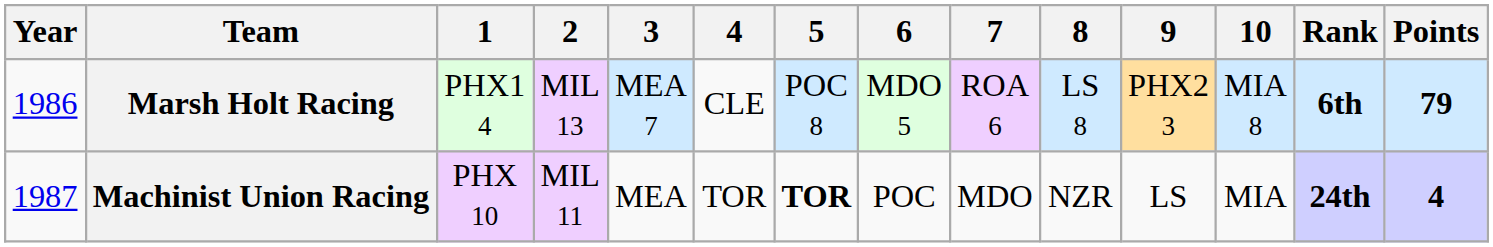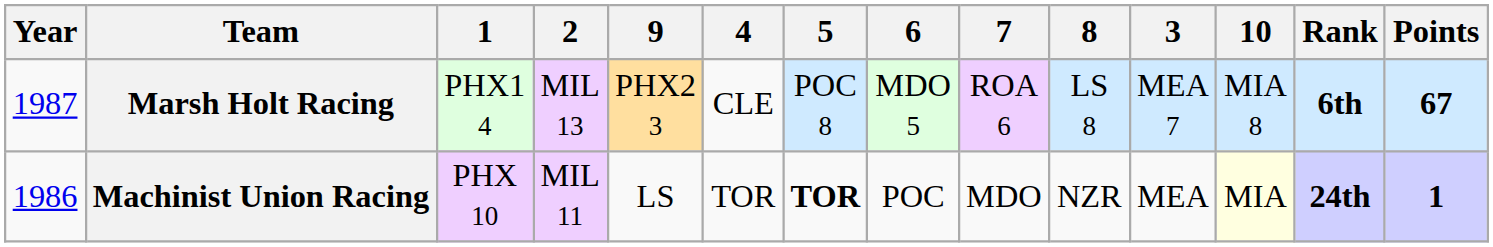columns swapped: (651, 31) <-> (1168, 31)
(45, 104) 1986 -> (45, 104) 1987
(1436, 104) 79 -> (1436, 104) 67
(45, 195) 1987 -> (45, 195) 1986
(1256, 195) no background -> (1256, 195) lightyellow background
(1436, 195) 4 -> (1436, 195) 1
